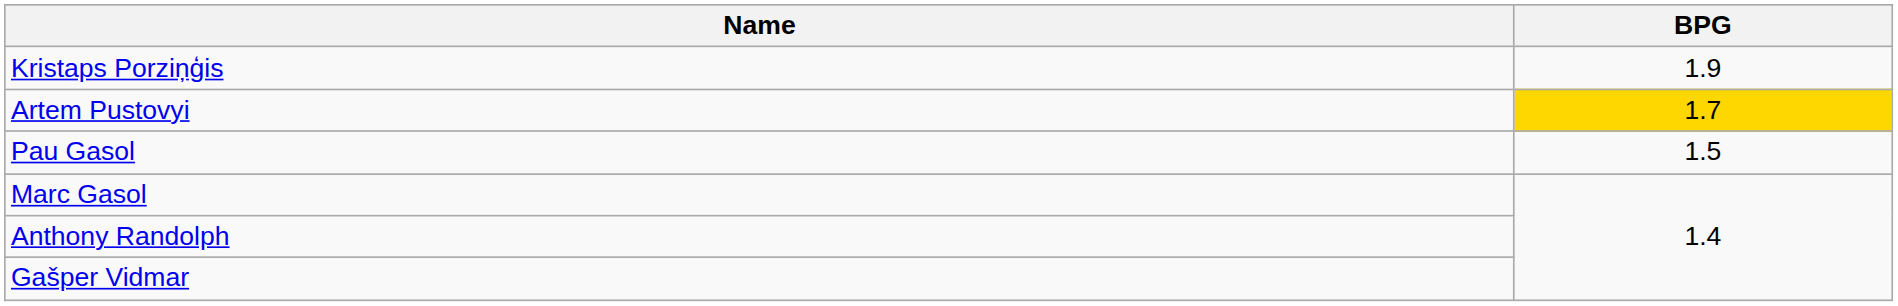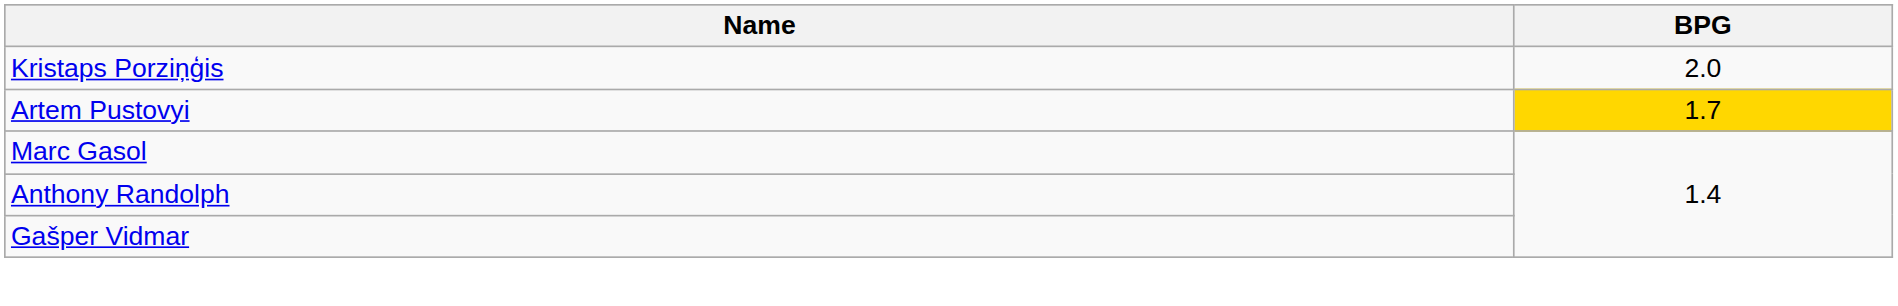(1703, 67) 1.9 -> (1703, 67) 2.0
- row: (73, 151)
